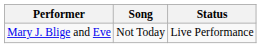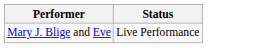- column: (141, 13)
